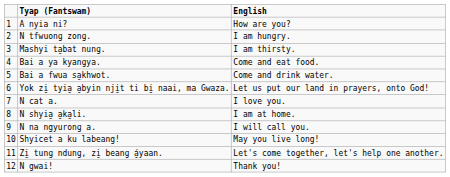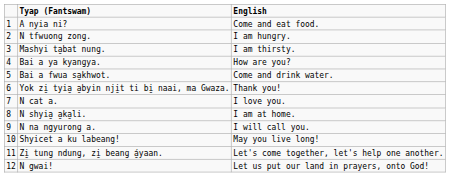(262, 24) How are you? -> (276, 24) Come and eat food.
(276, 62) Come and eat food. -> (262, 62) How are you?
(331, 88) Let us put our land in prayers, onto God! -> (257, 88) Thank you!
(257, 166) Thank you! -> (331, 166) Let us put our land in prayers, onto God!
